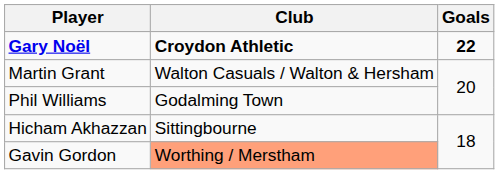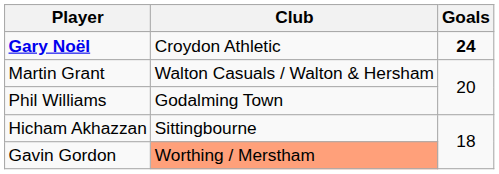(224, 45) bold -> (218, 45) normal
(466, 45) 22 -> (466, 45) 24
